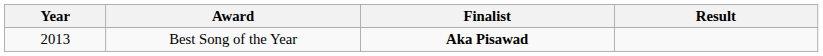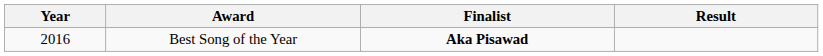(55, 39) 2013 -> (55, 39) 2016
